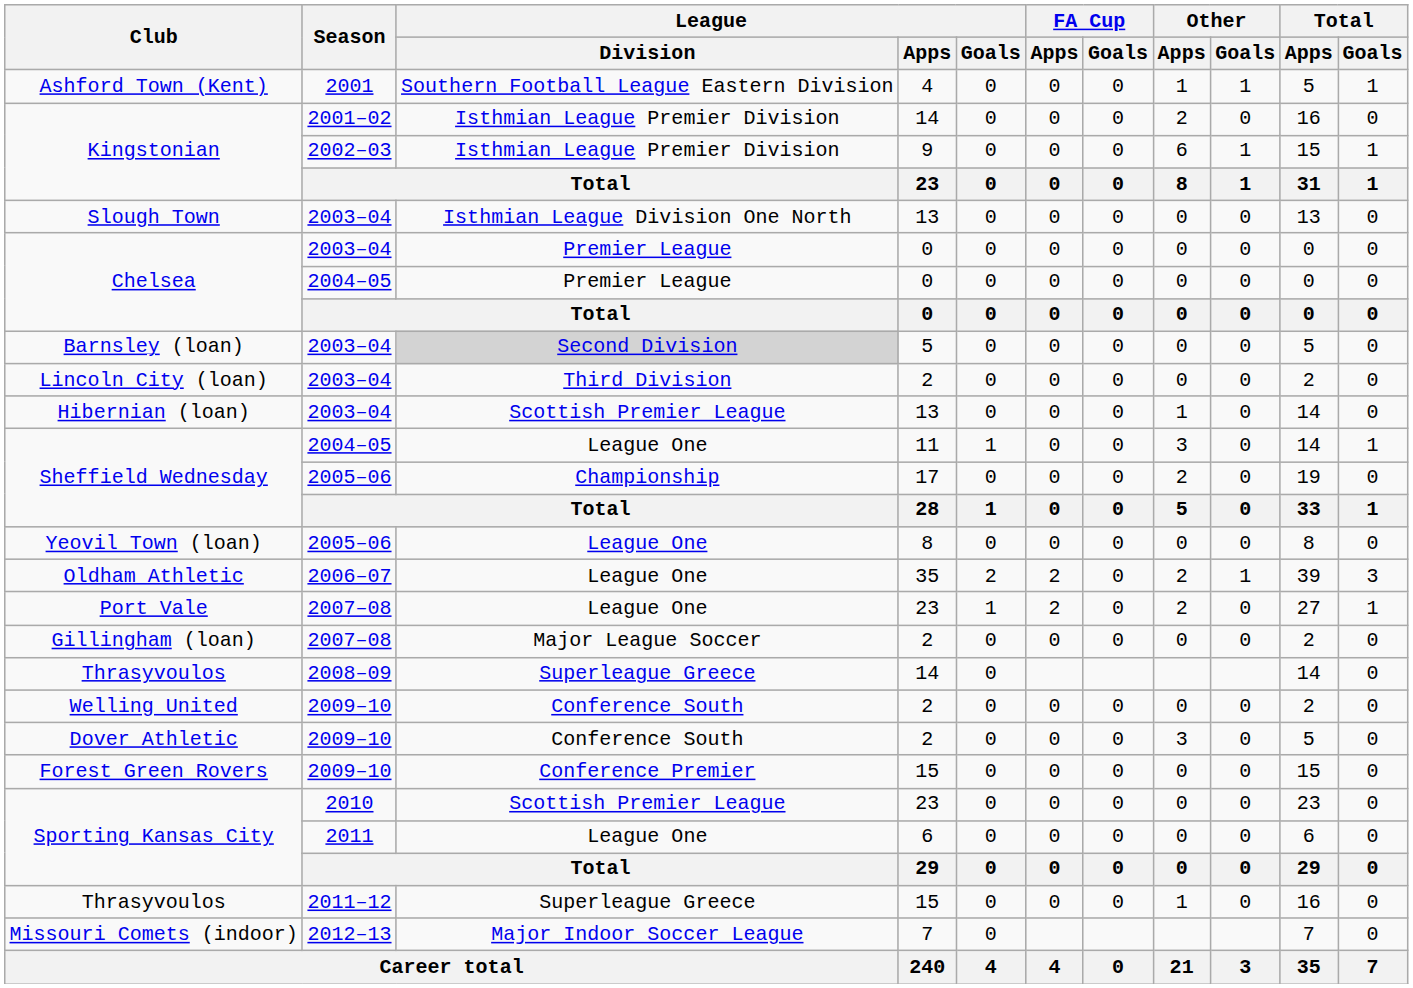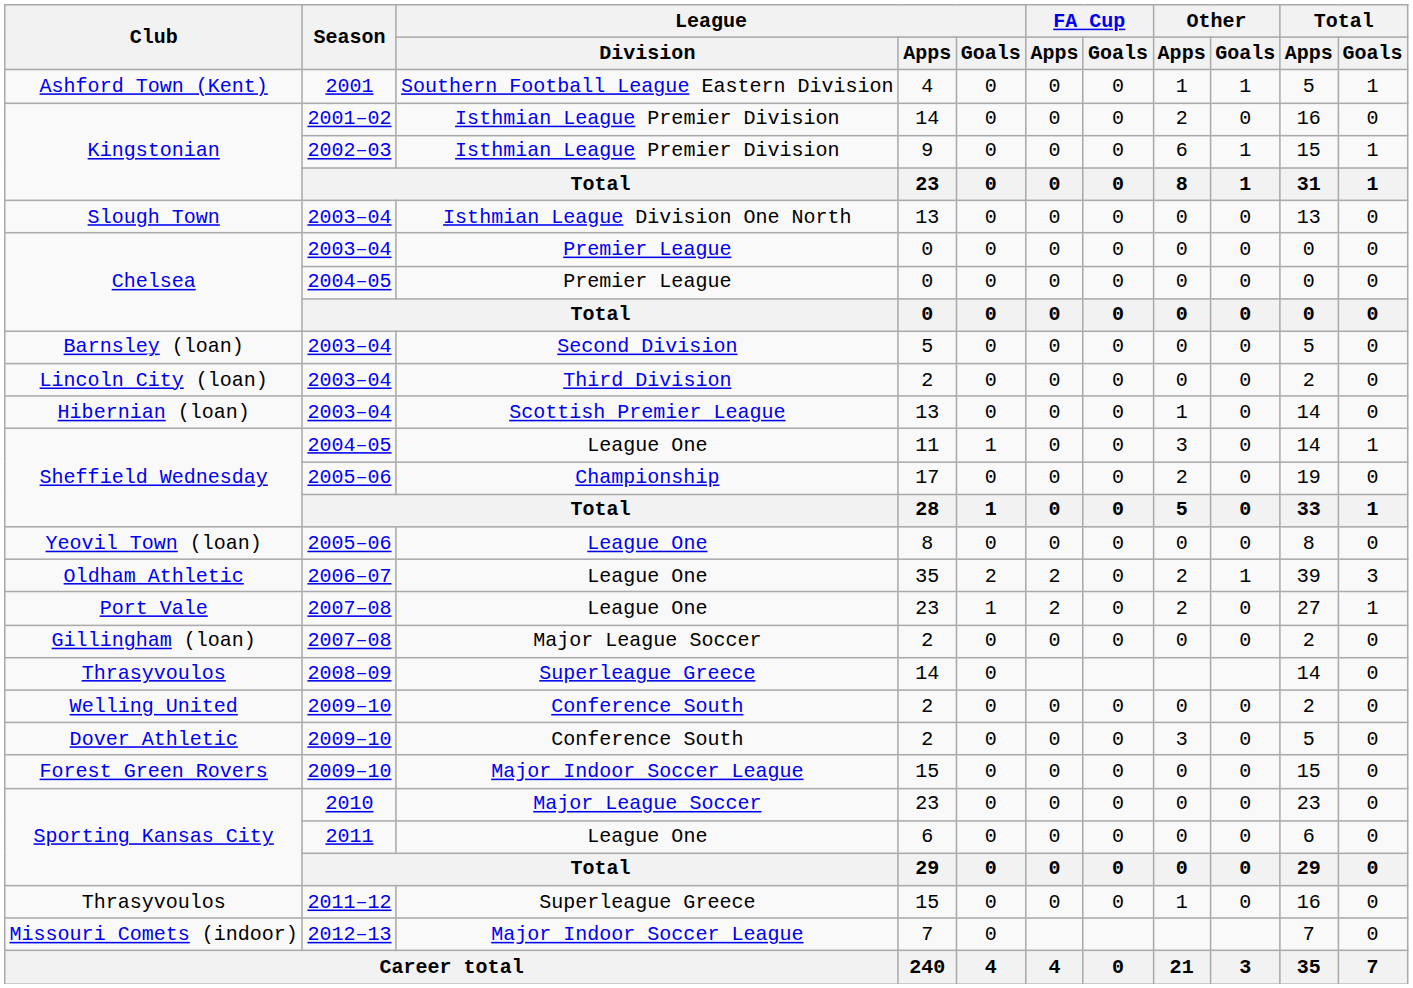(647, 347) lightgrey background -> (647, 347) no background
(647, 772) Conference Premier -> (647, 772) Major Indoor Soccer League
(647, 804) Scottish Premier League -> (647, 804) Major League Soccer
